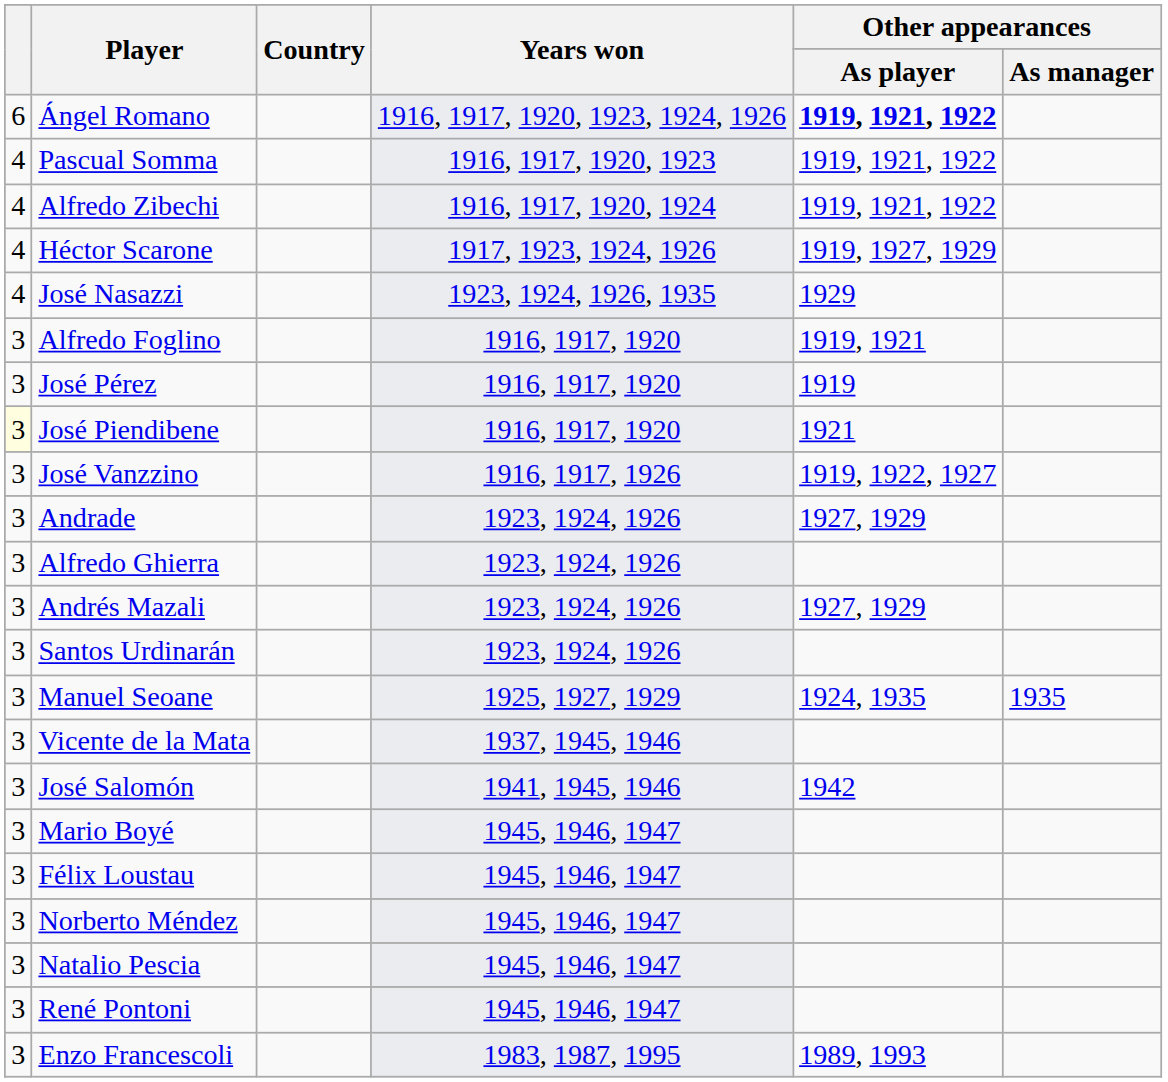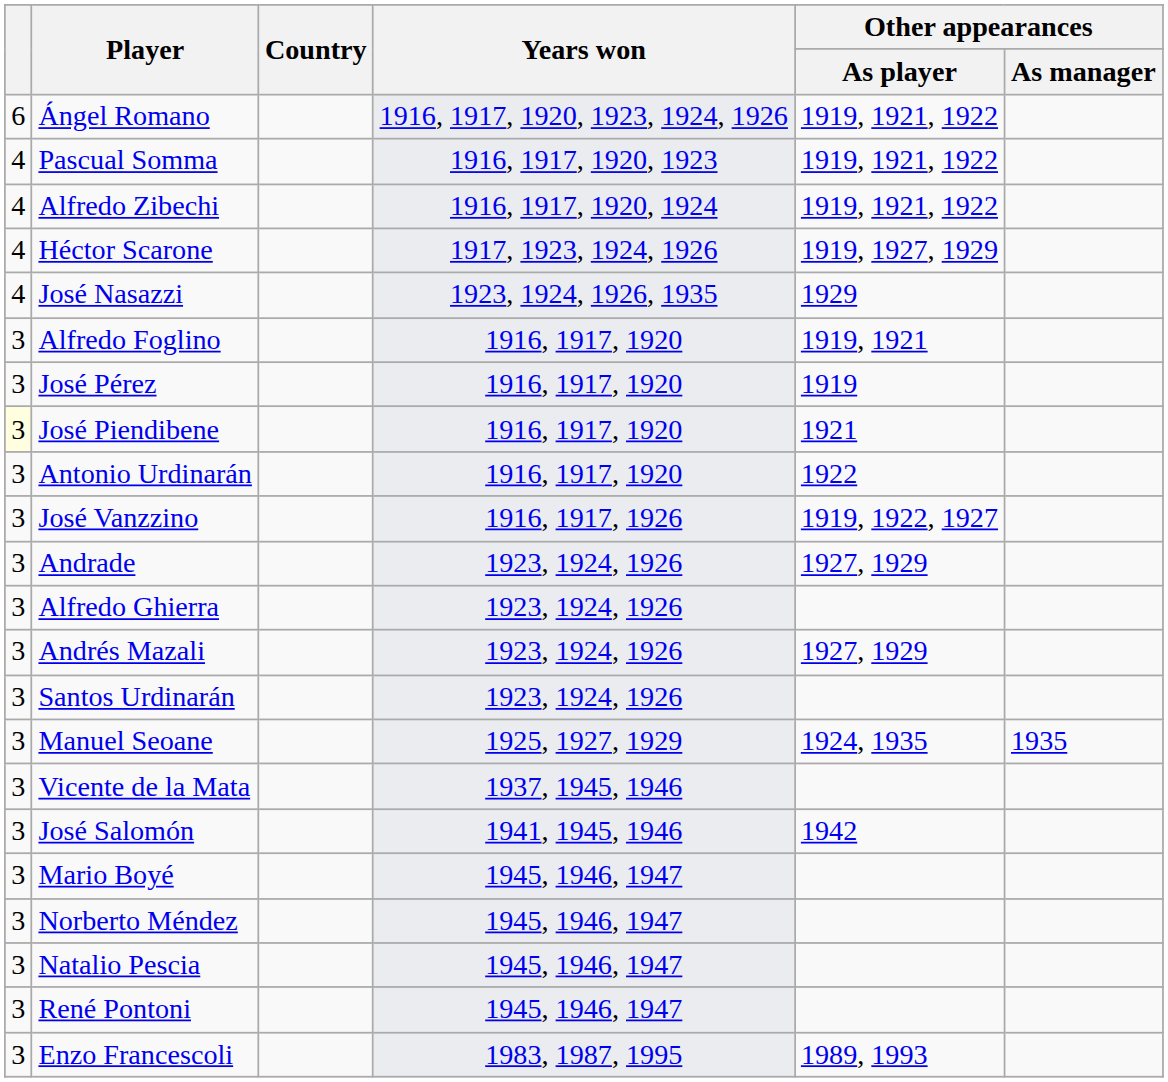(898, 116) bold -> (899, 116) normal
+ row: (145, 473)
- row: (116, 875)
